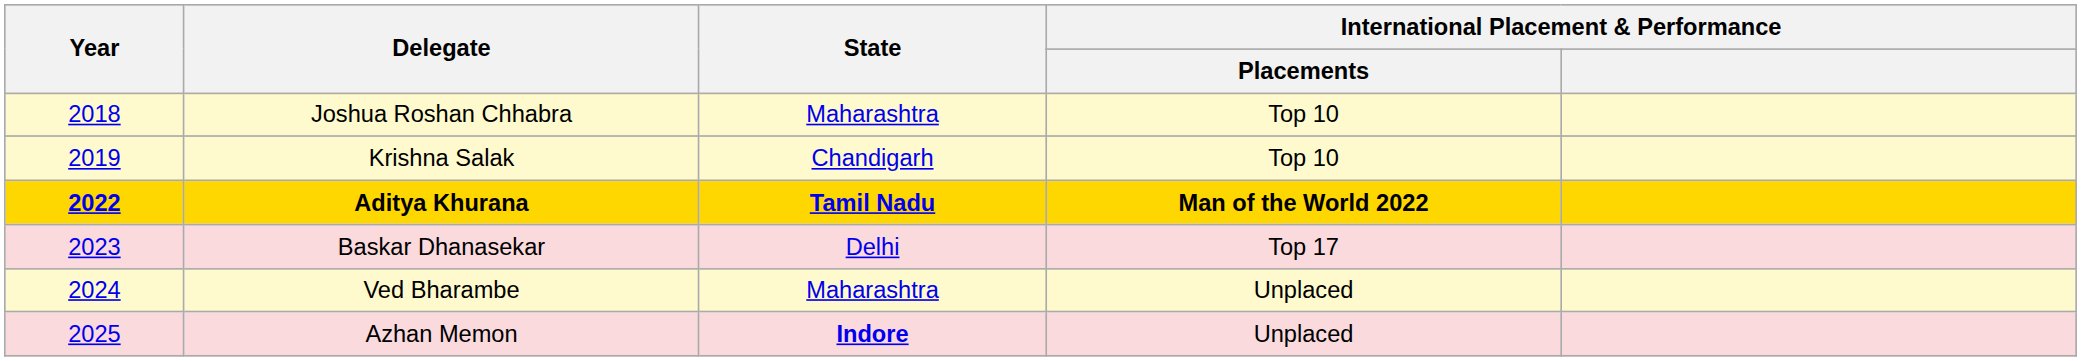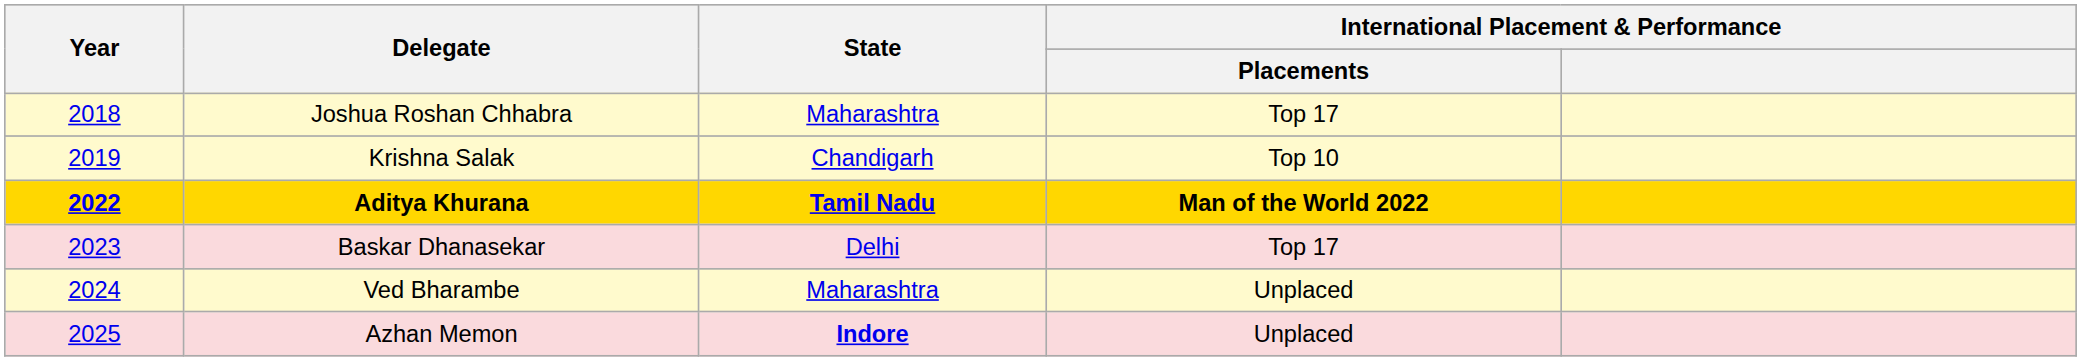(1304, 115) Top 10 -> (1304, 115) Top 17
